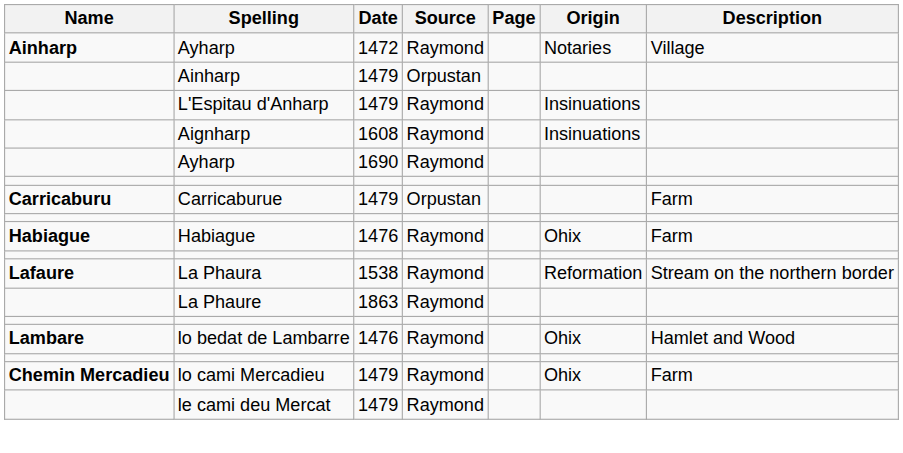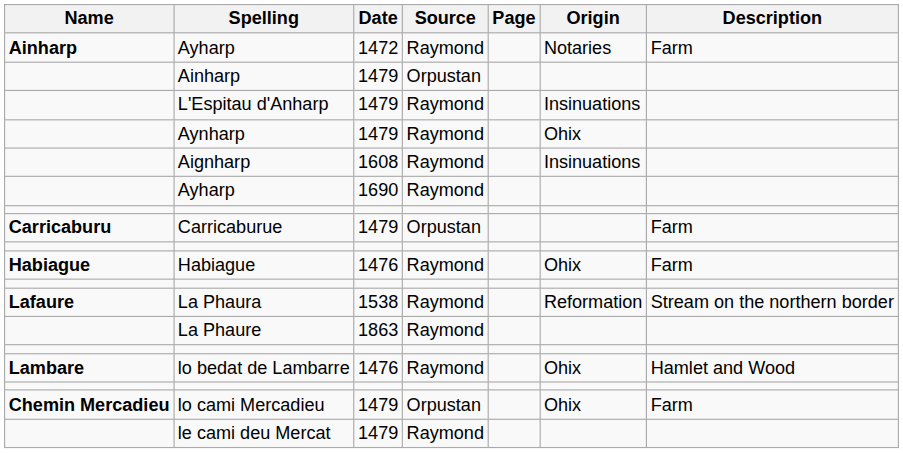(678, 47) Village -> (672, 47) Farm
+ row: (211, 133)
(445, 375) Raymond -> (444, 404) Orpustan
